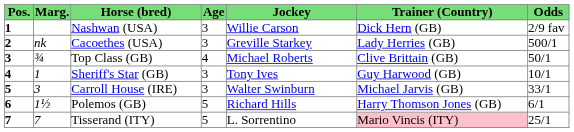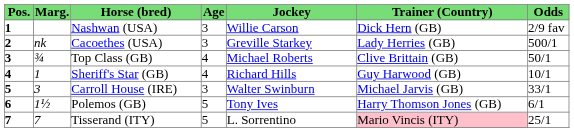(205, 73) 3 -> (205, 73) 4
(252, 73) Tony Ives -> (261, 73) Richard Hills
(261, 104) Richard Hills -> (252, 104) Tony Ives
